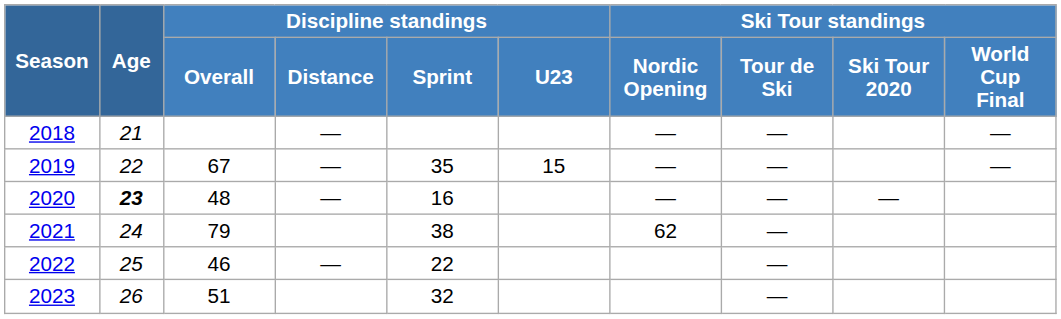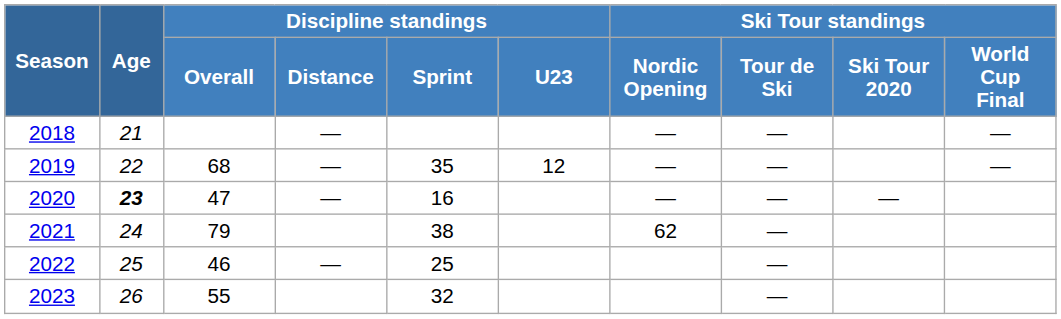(219, 166) 67 -> (219, 166) 68
(554, 166) 15 -> (554, 166) 12
(219, 198) 48 -> (219, 198) 47
(442, 264) 22 -> (442, 264) 25
(219, 297) 51 -> (219, 297) 55
